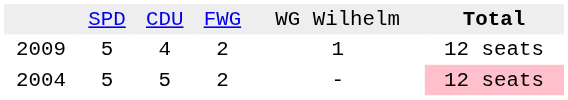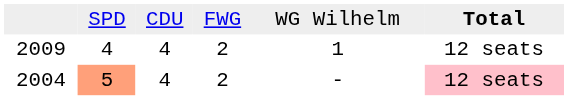(107, 50) 5 -> (107, 50) 4
(107, 80) no background -> (107, 80) lightsalmon background
(165, 80) 5 -> (165, 80) 4
